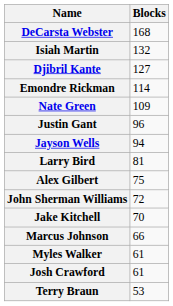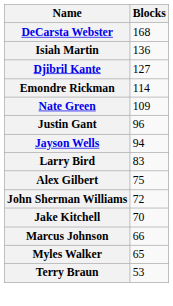(141, 50) 132 -> (141, 50) 136
(139, 161) 81 -> (139, 161) 83
(139, 254) 61 -> (139, 254) 65
- row: (67, 273)
